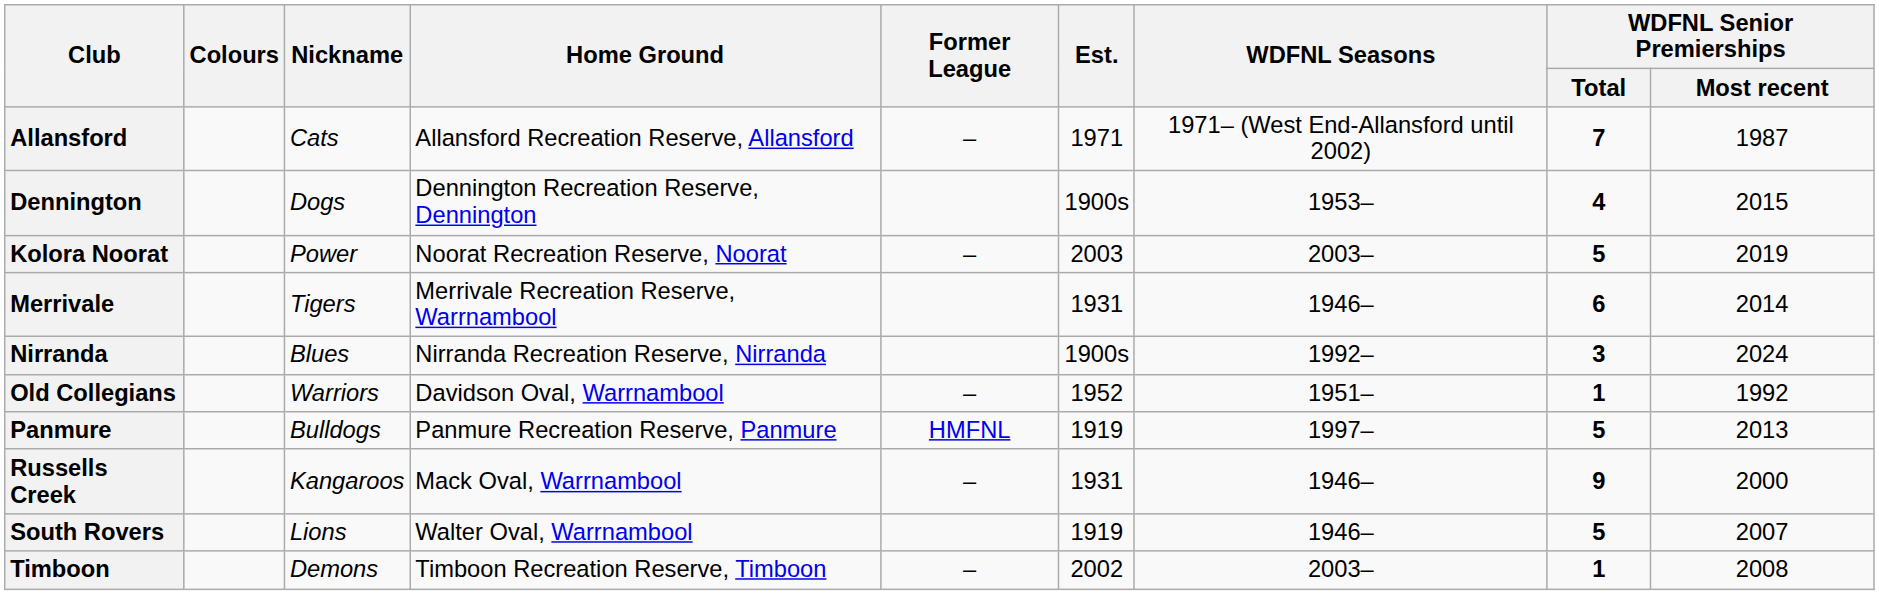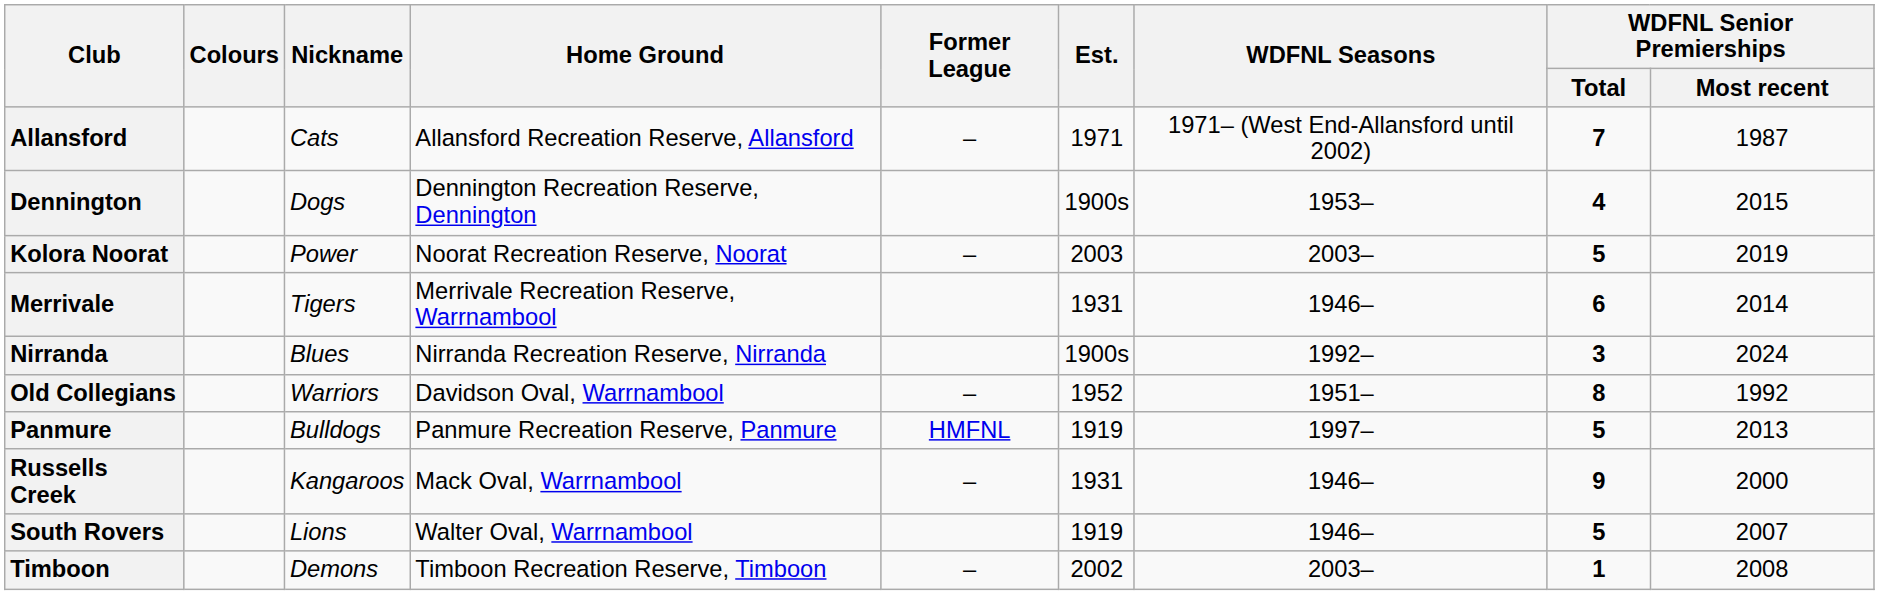(1599, 392) 1 -> (1599, 392) 8
